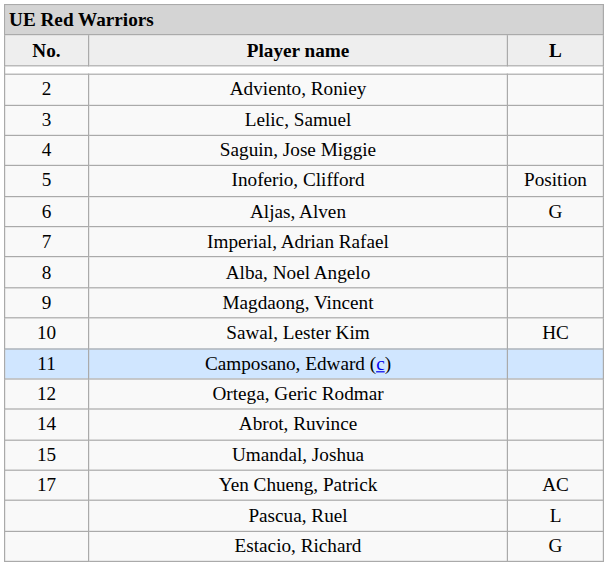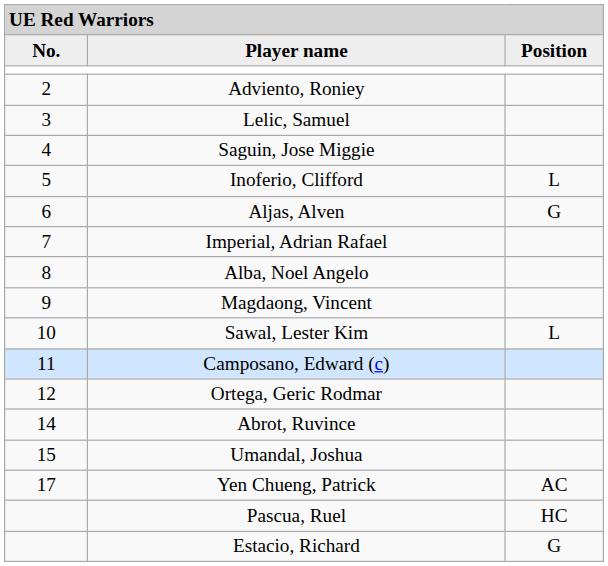(556, 50) L -> (554, 50) Position
(555, 180) Position -> (554, 180) L
(556, 333) HC -> (554, 333) L
(555, 515) L -> (554, 515) HC
